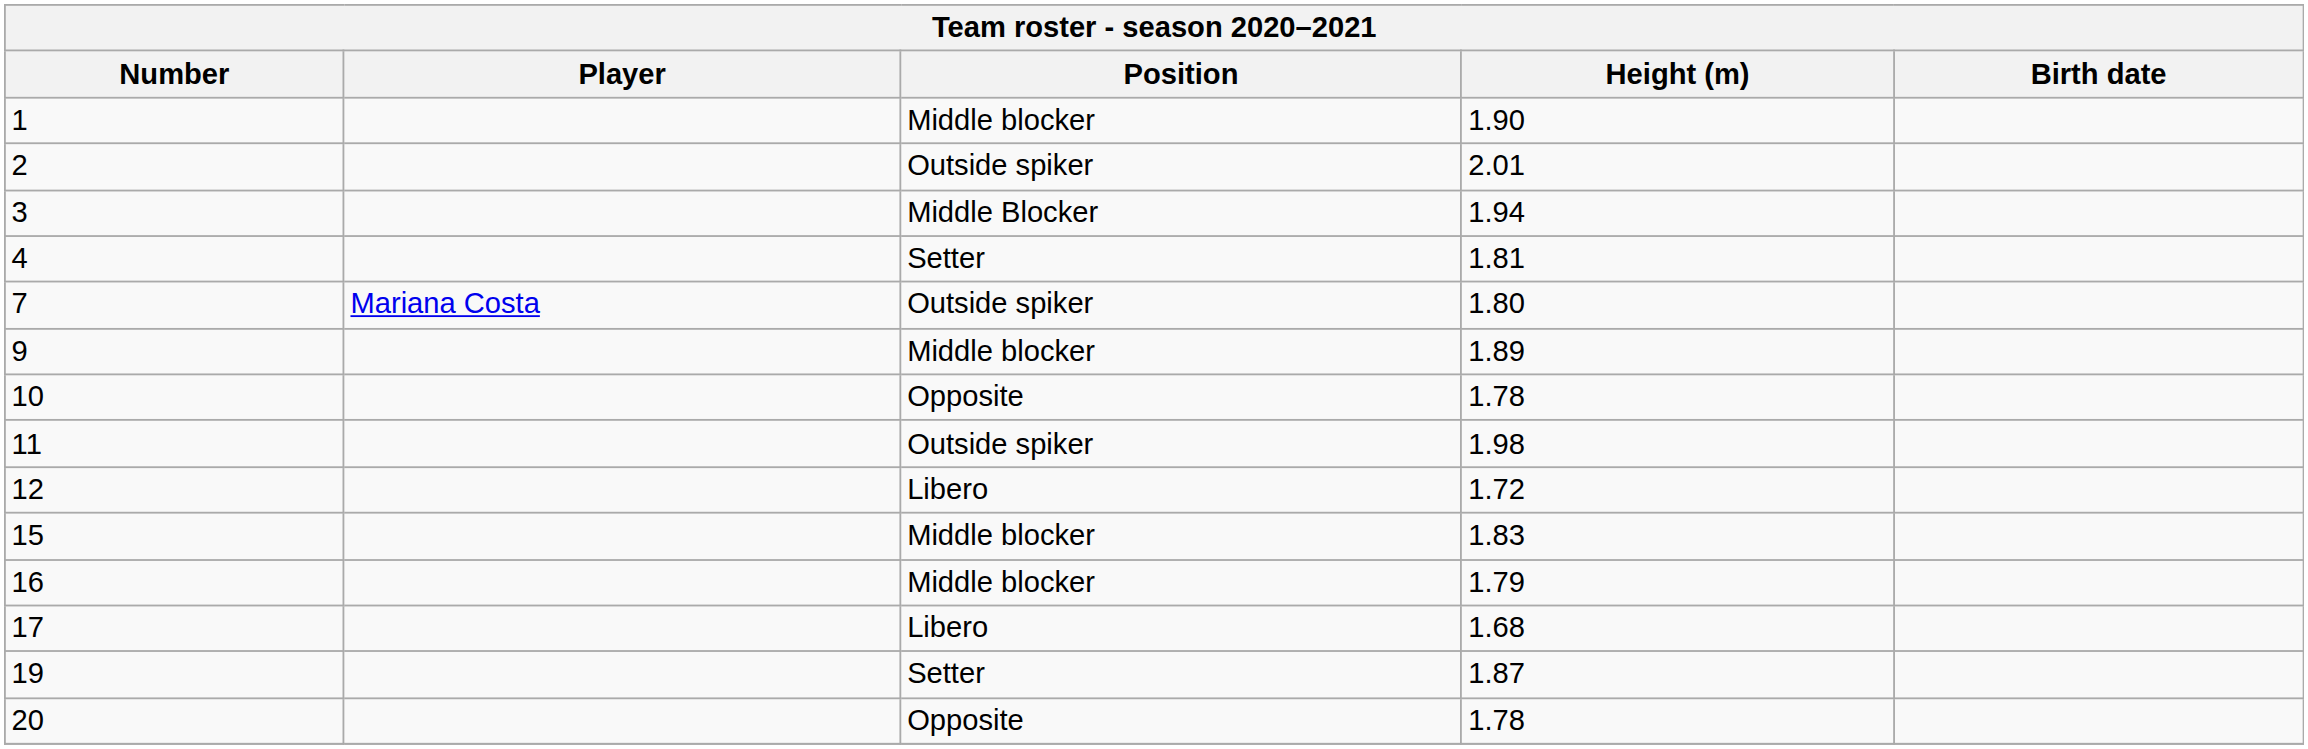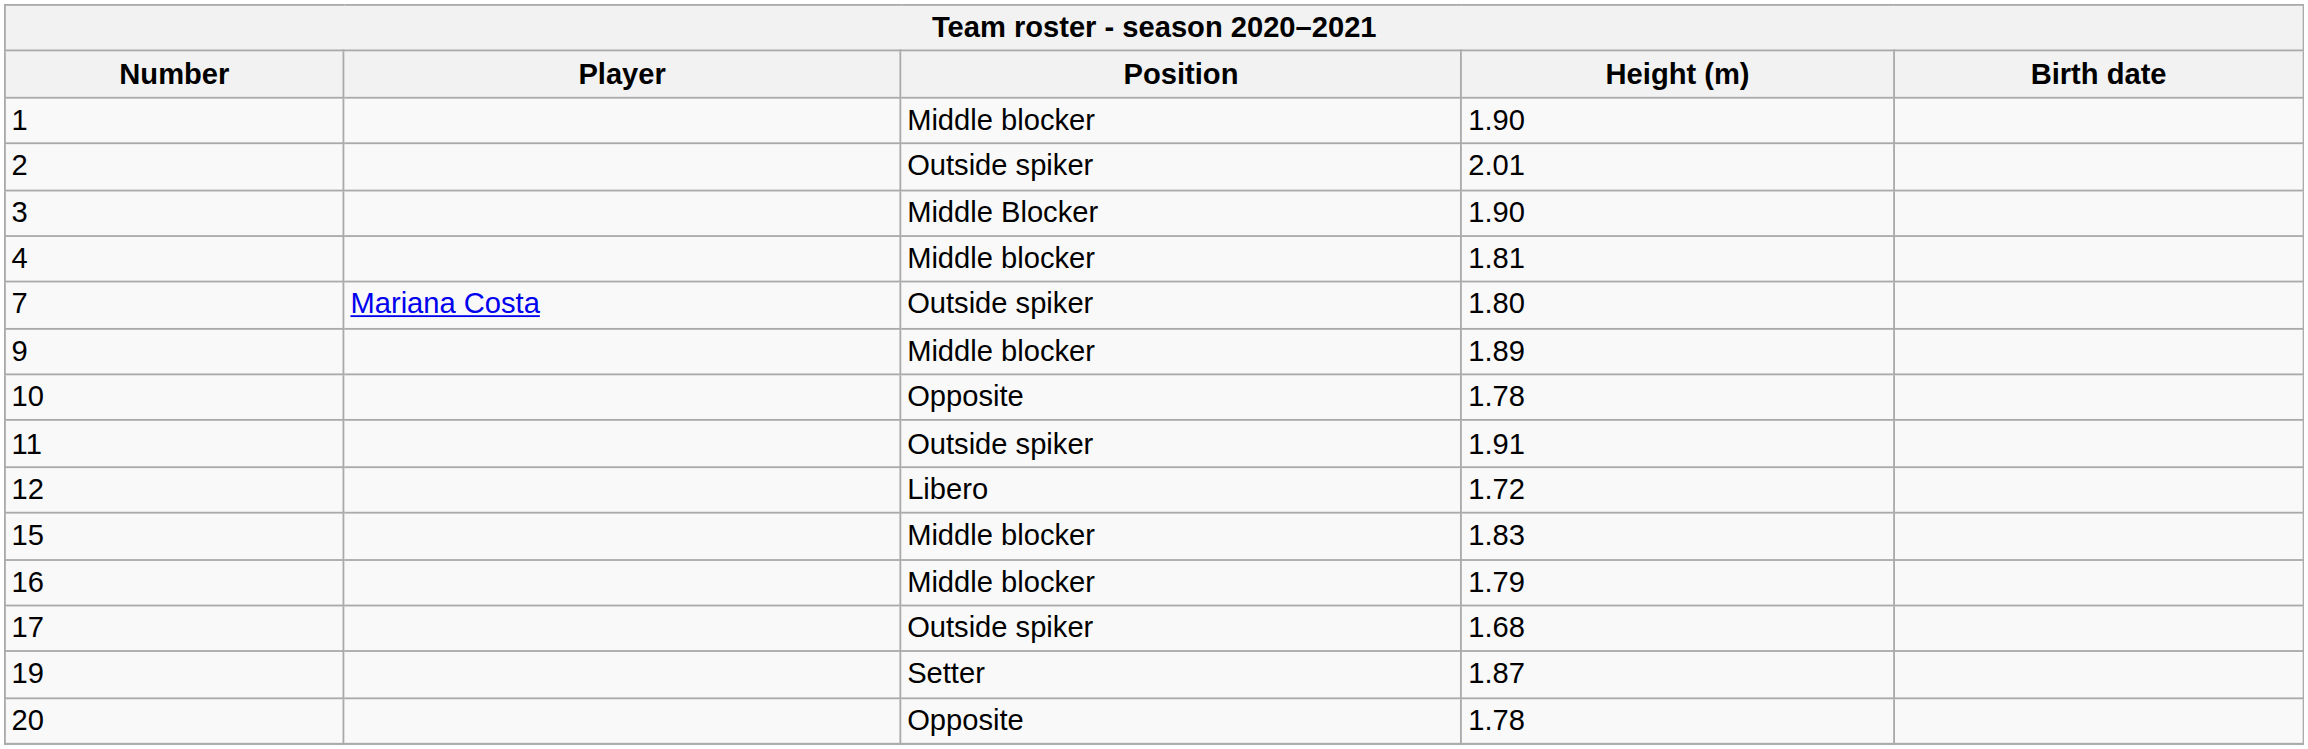(1497, 212) 1.94 -> (1497, 212) 1.90
(946, 258) Setter -> (1001, 258) Middle blocker
(1497, 443) 1.98 -> (1497, 443) 1.91
(948, 627) Libero -> (1000, 627) Outside spiker
